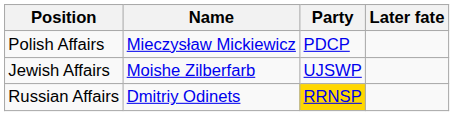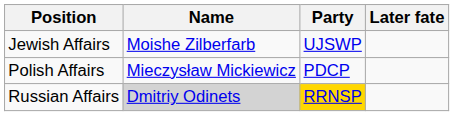rows swapped: (59, 70) <-> (56, 44)
(184, 96) no background -> (184, 96) lightgrey background
